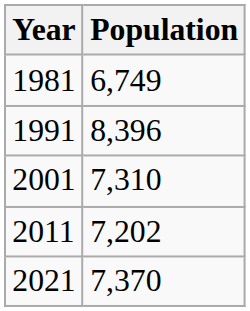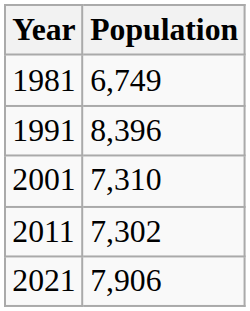(126, 230) 7,202 -> (126, 230) 7,302
(126, 280) 7,370 -> (126, 280) 7,906
